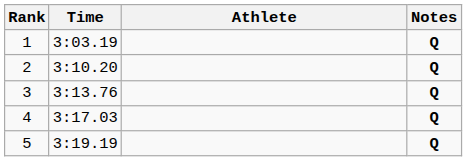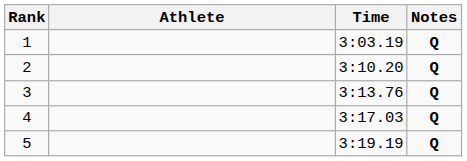columns swapped: (264, 17) <-> (85, 17)
